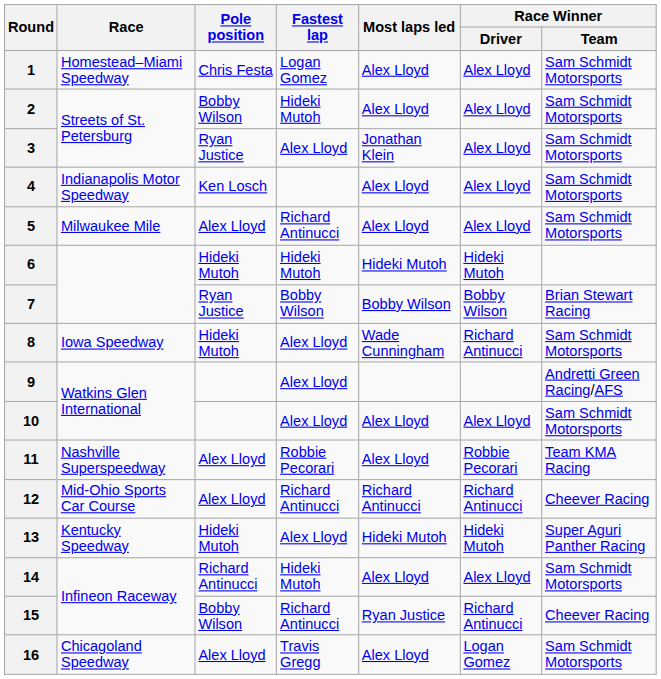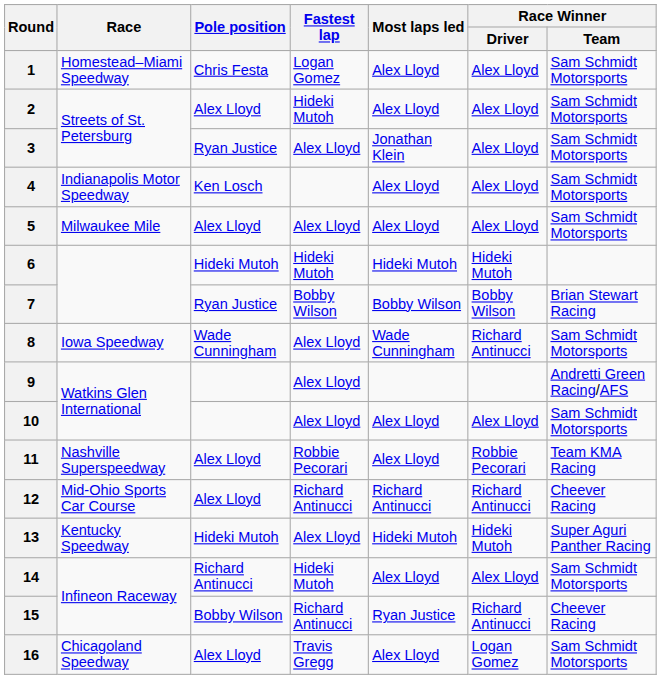(220, 108) Bobby Wilson -> (227, 108) Alex Lloyd
(310, 225) Richard Antinucci -> (327, 225) Alex Lloyd
(219, 342) Hideki Mutoh -> (235, 342) Wade Cunningham
